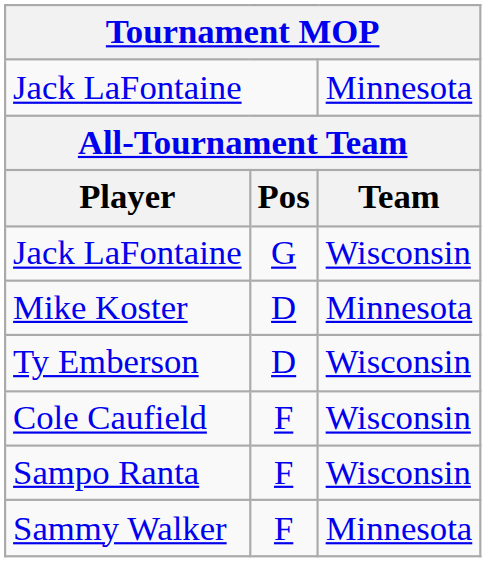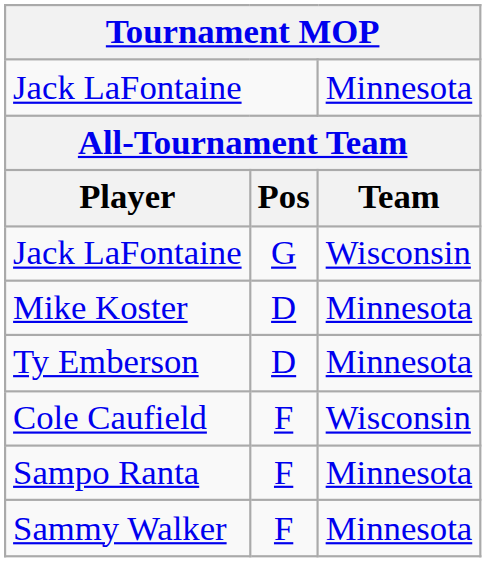(398, 362) Wisconsin -> (399, 362) Minnesota
(398, 472) Wisconsin -> (399, 472) Minnesota
